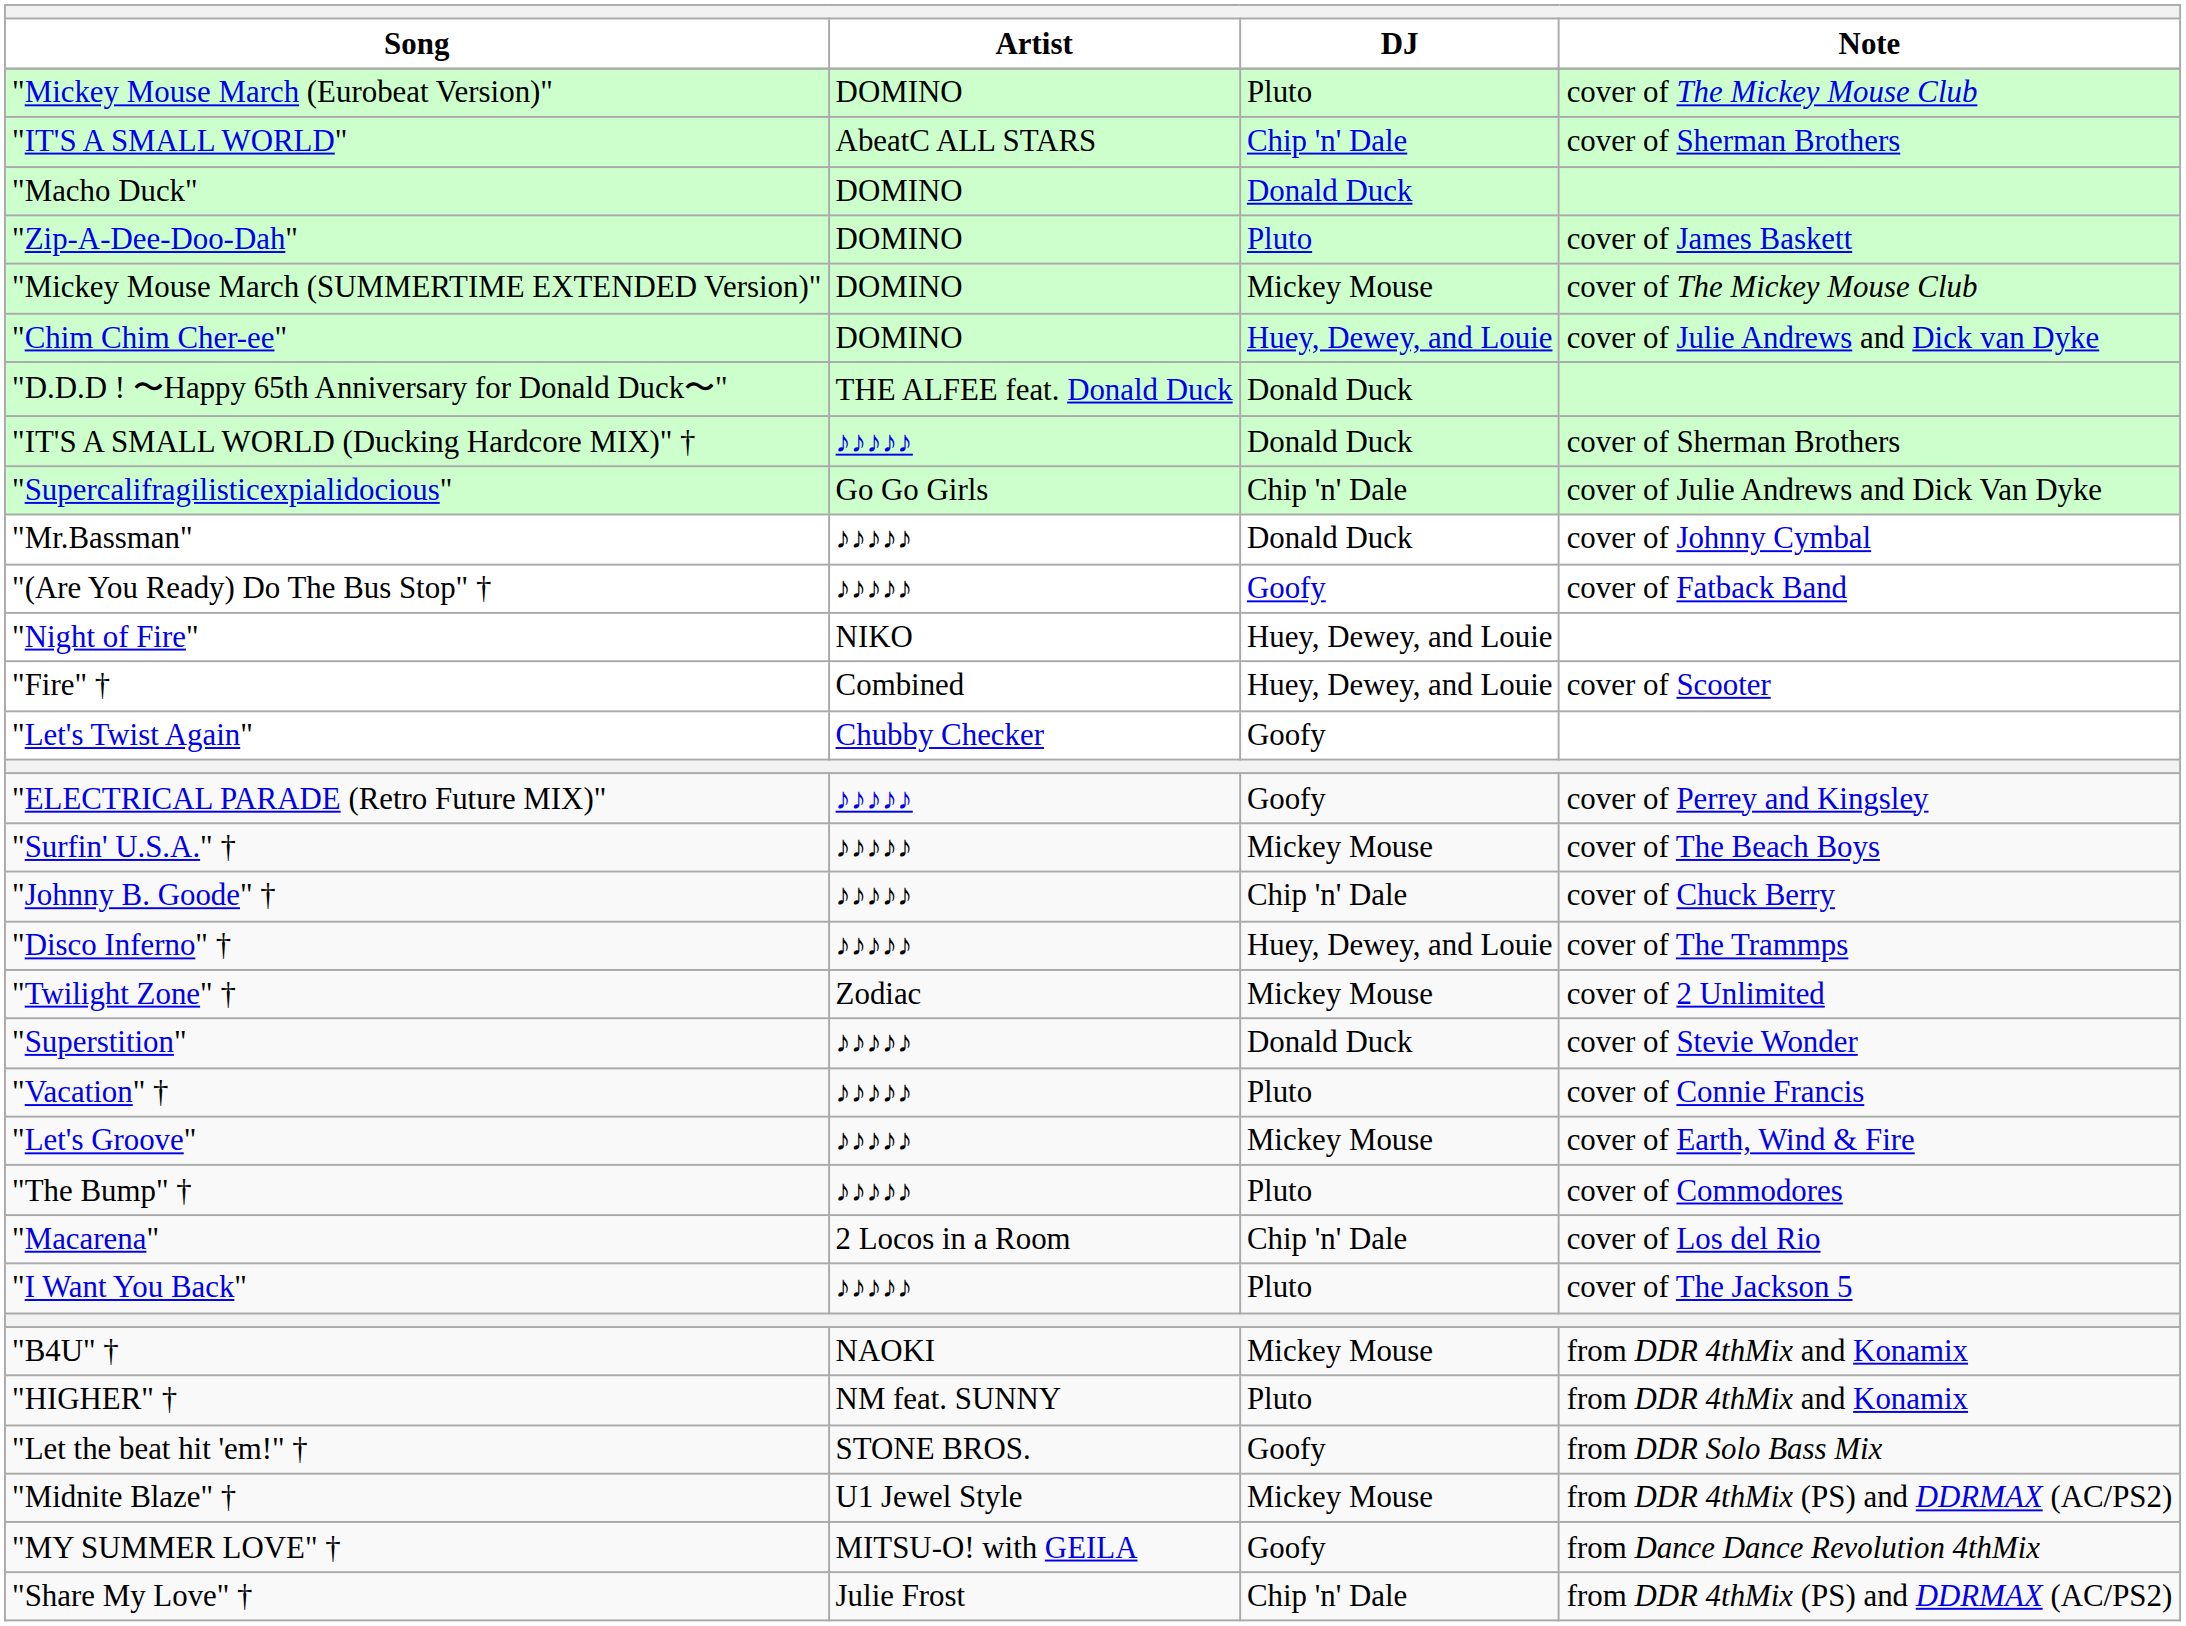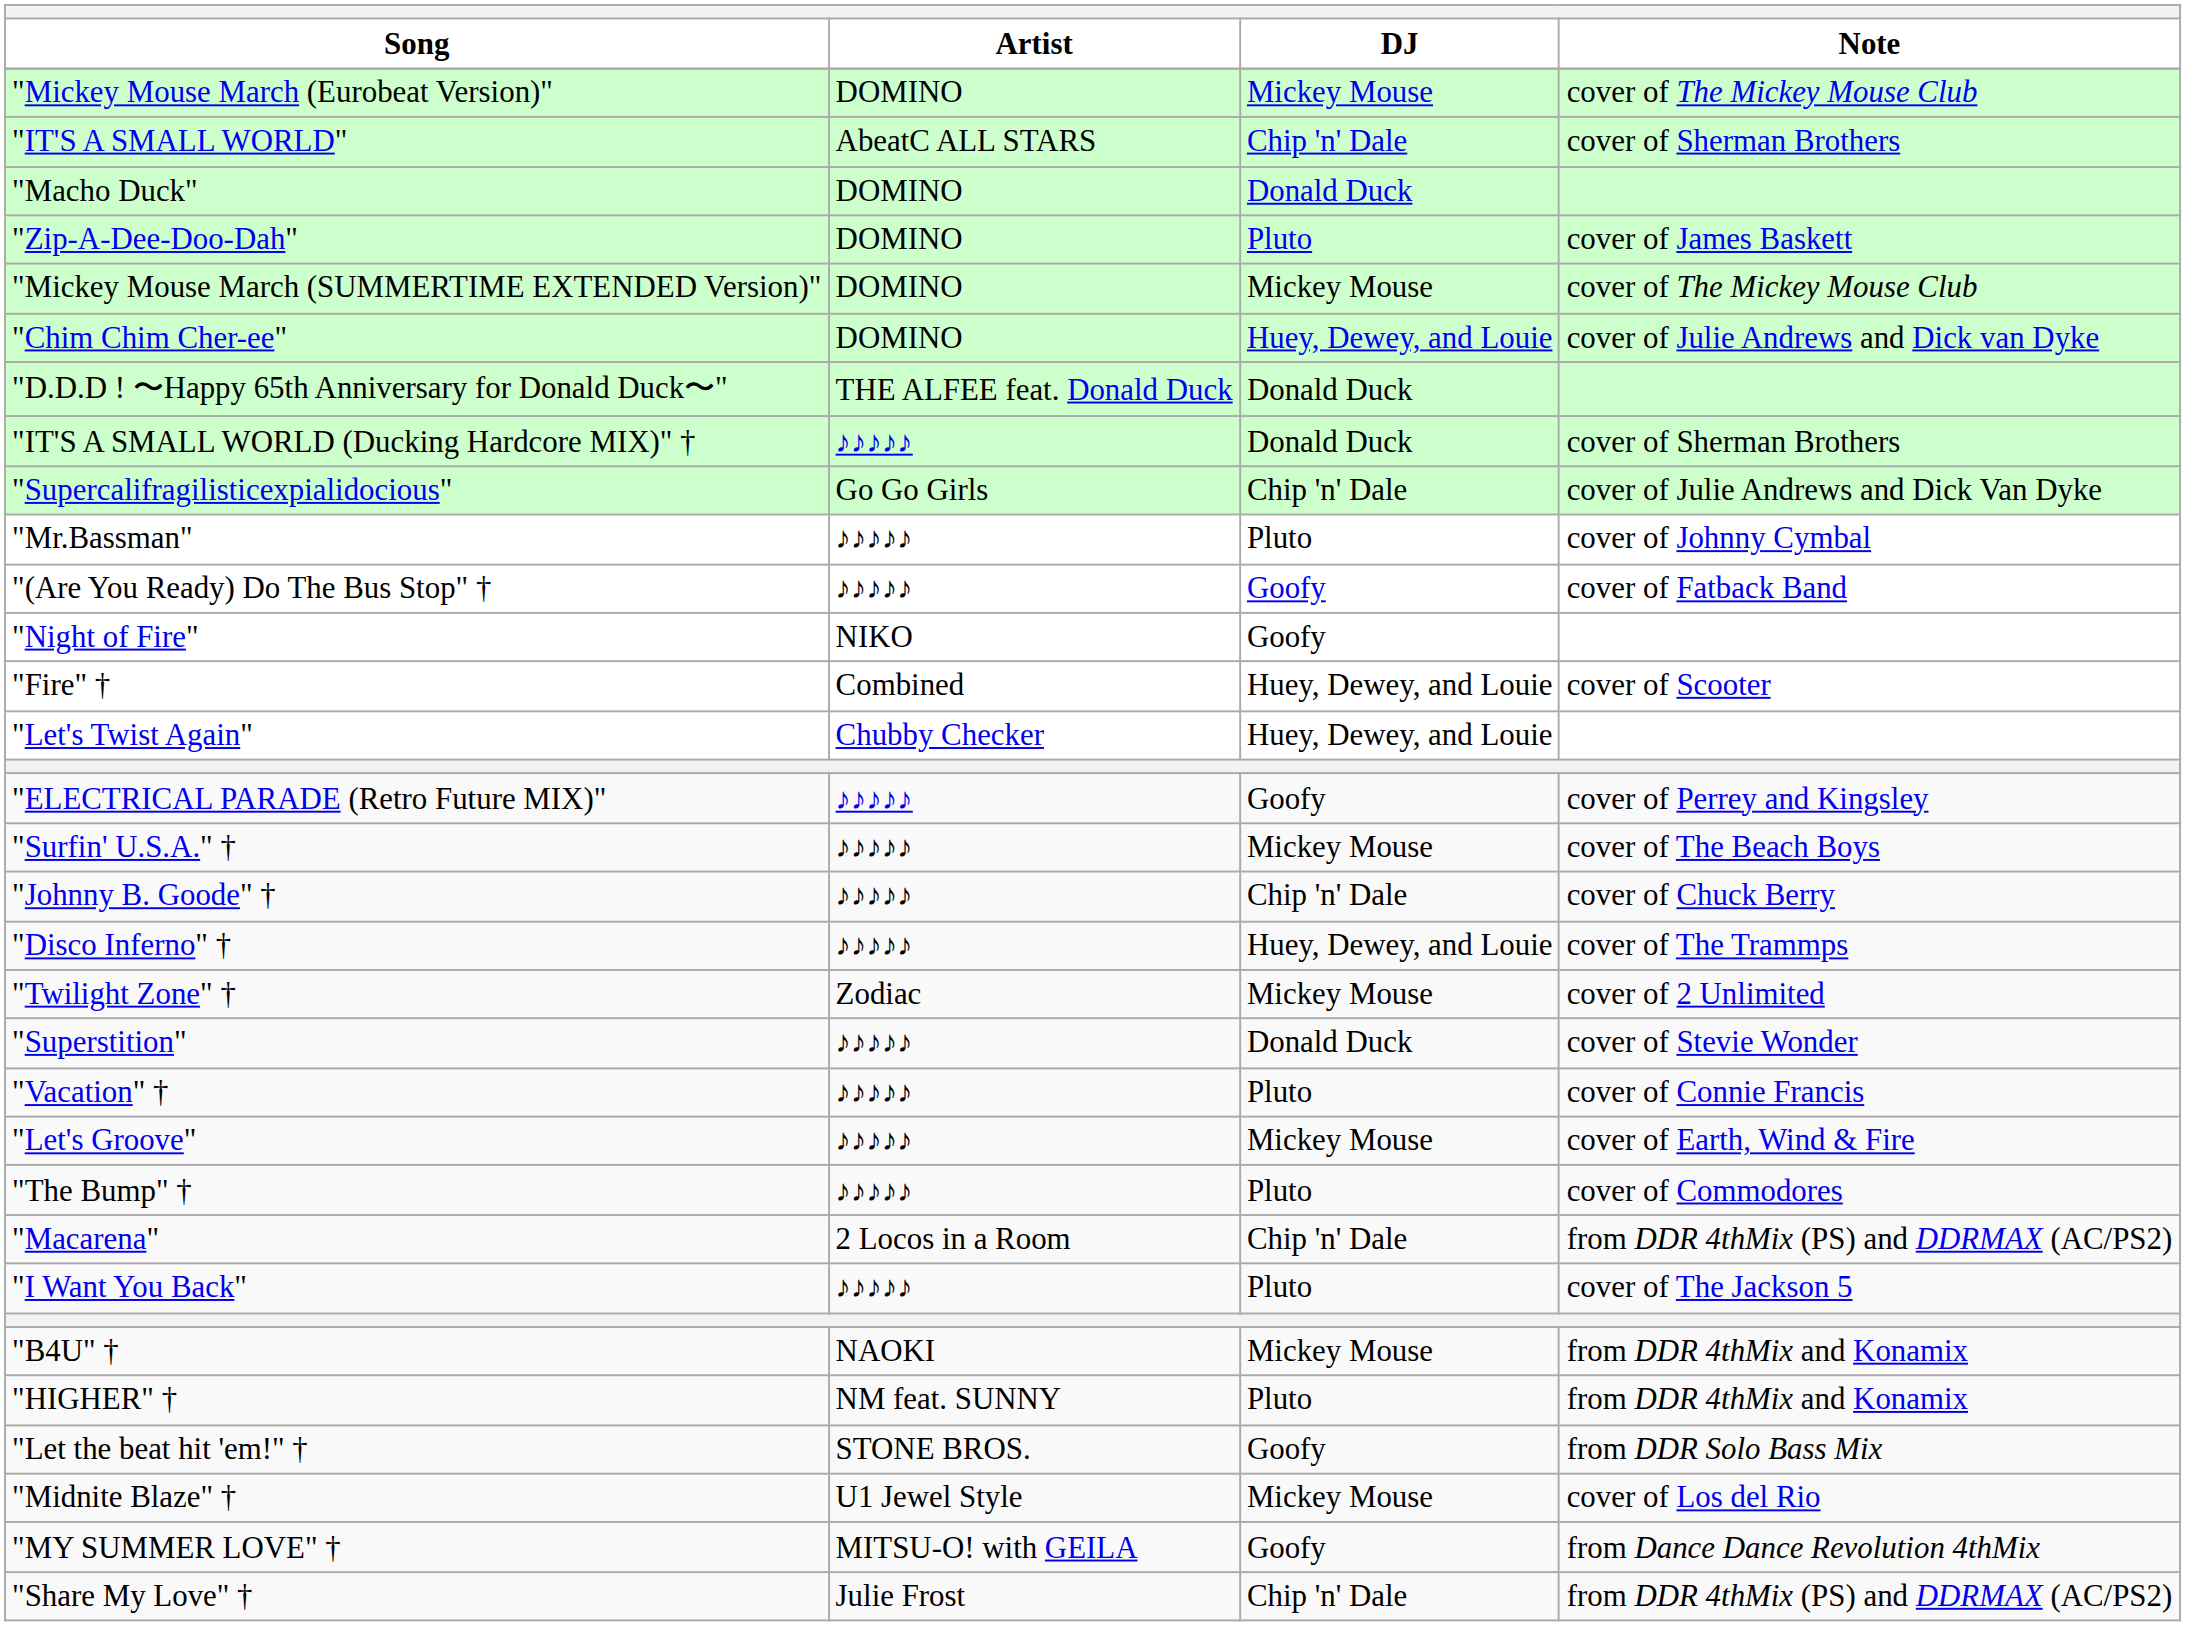(1280, 92) Pluto -> (1340, 92) Mickey Mouse
(1330, 538) Donald Duck -> (1280, 538) Pluto
(1400, 636) Huey, Dewey, and Louie -> (1286, 636) Goofy
(1286, 734) Goofy -> (1400, 734) Huey, Dewey, and Louie
(1694, 1238) cover of Los del Rio -> (1869, 1238) from DDR 4thMix (PS) and DDRMAX (AC/PS2)
(1869, 1497) from DDR 4thMix (PS) and DDRMAX (AC/PS2) -> (1694, 1497) cover of Los del Rio
